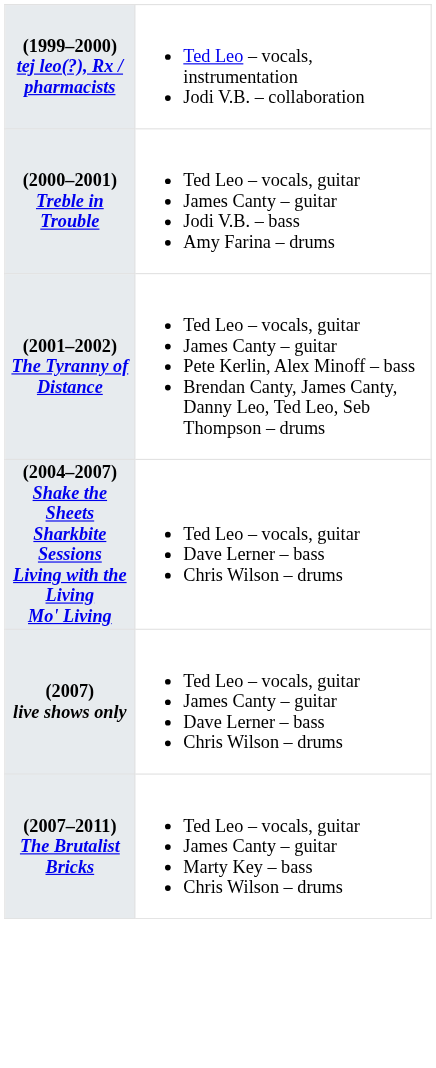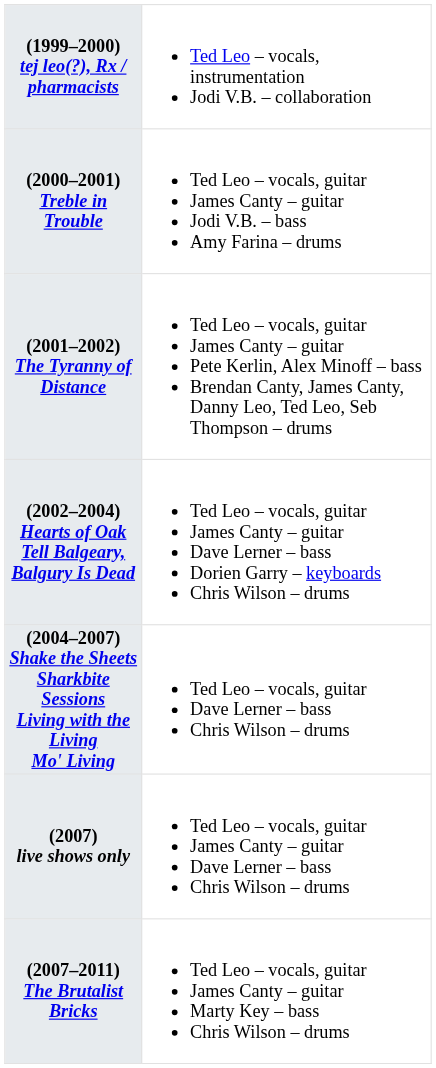+ row: (73, 542)
